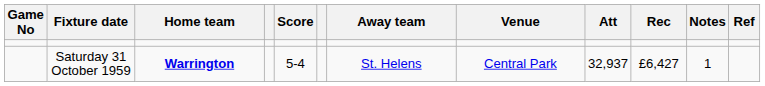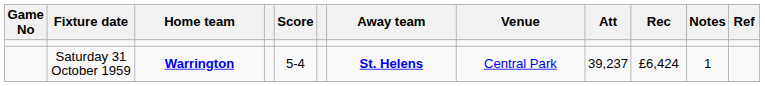(391, 63) normal -> (391, 63) bold
(608, 63) 32,937 -> (608, 63) 39,237
(659, 63) £6,427 -> (659, 63) £6,424
